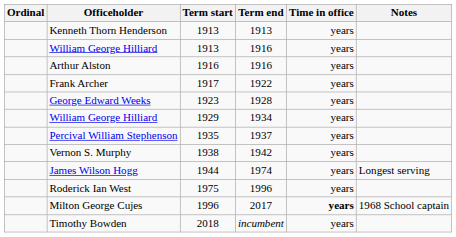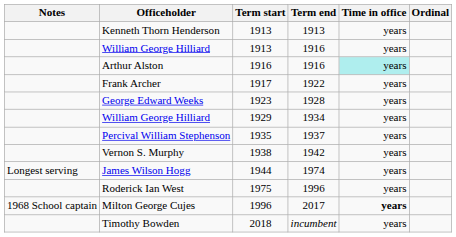columns swapped: (26, 13) <-> (404, 13)
(342, 65) no background -> (395, 65) paleturquoise background
